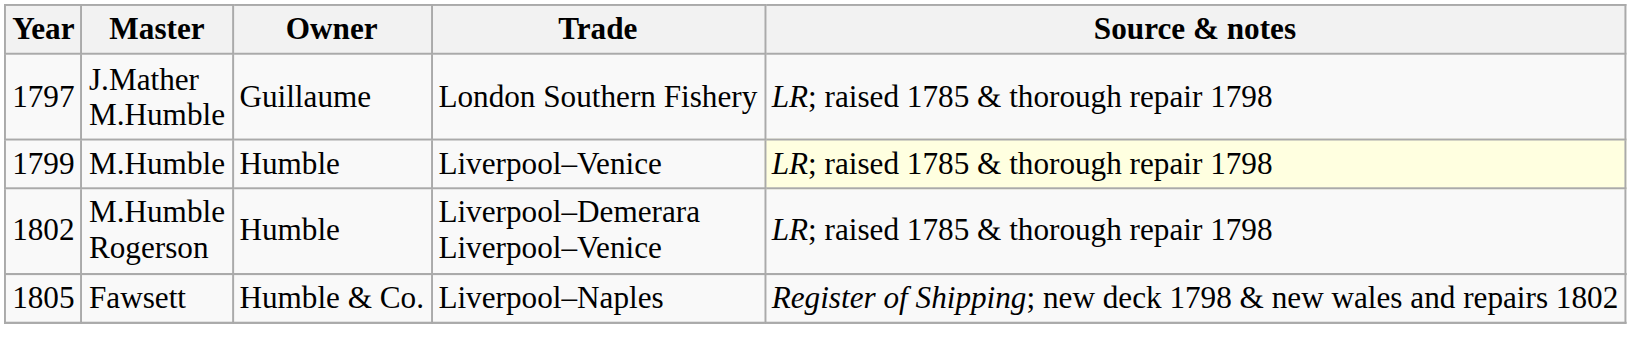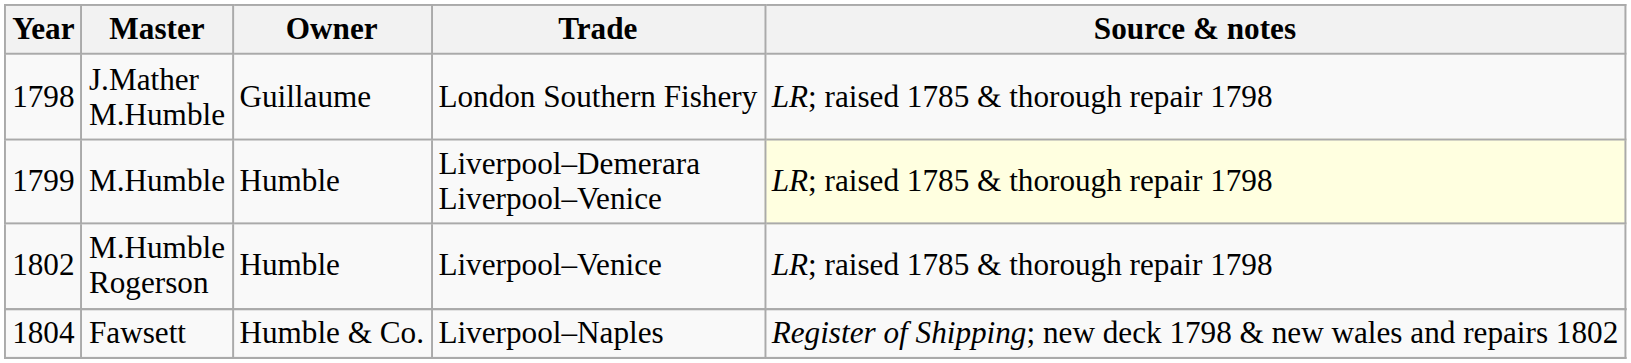(43, 96) 1797 -> (43, 96) 1798
(550, 163) Liverpool–Venice -> (569, 180) Liverpool–Demerara Liverpool–Venice
(569, 230) Liverpool–Demerara Liverpool–Venice -> (550, 265) Liverpool–Venice
(43, 297) 1805 -> (43, 332) 1804
